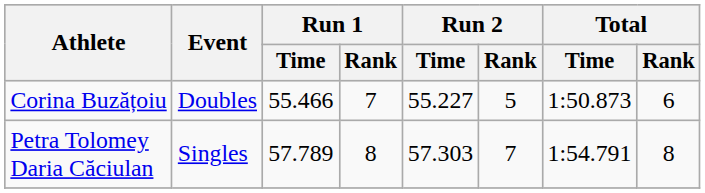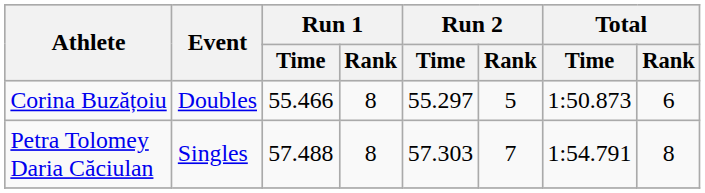(371, 100) 7 -> (371, 100) 8
(441, 100) 55.227 -> (441, 100) 55.297
(301, 153) 57.789 -> (301, 153) 57.488
